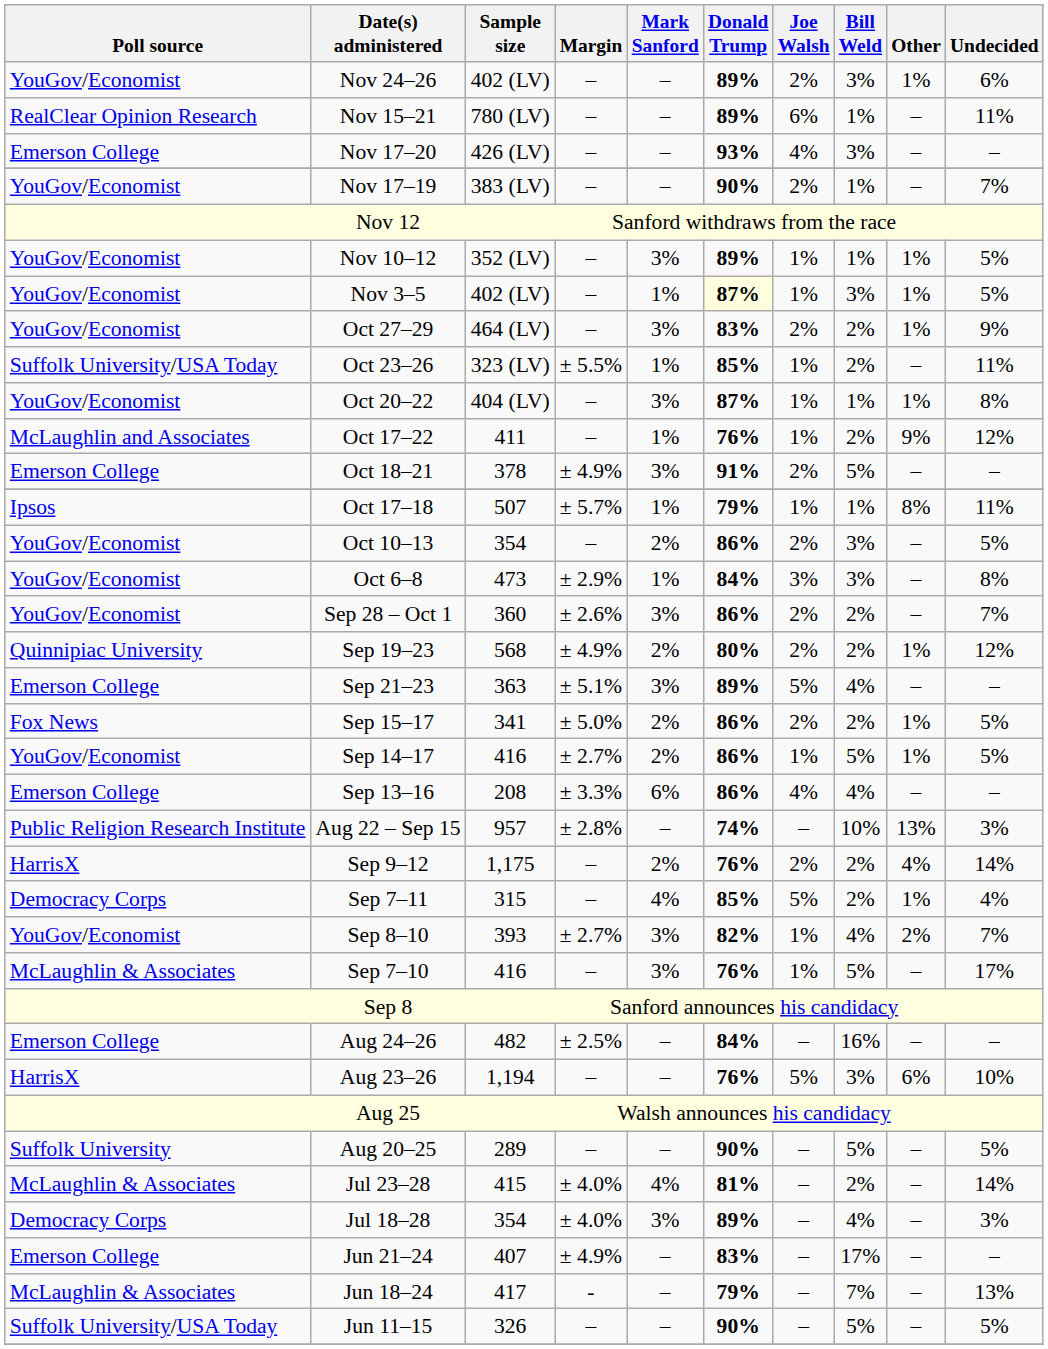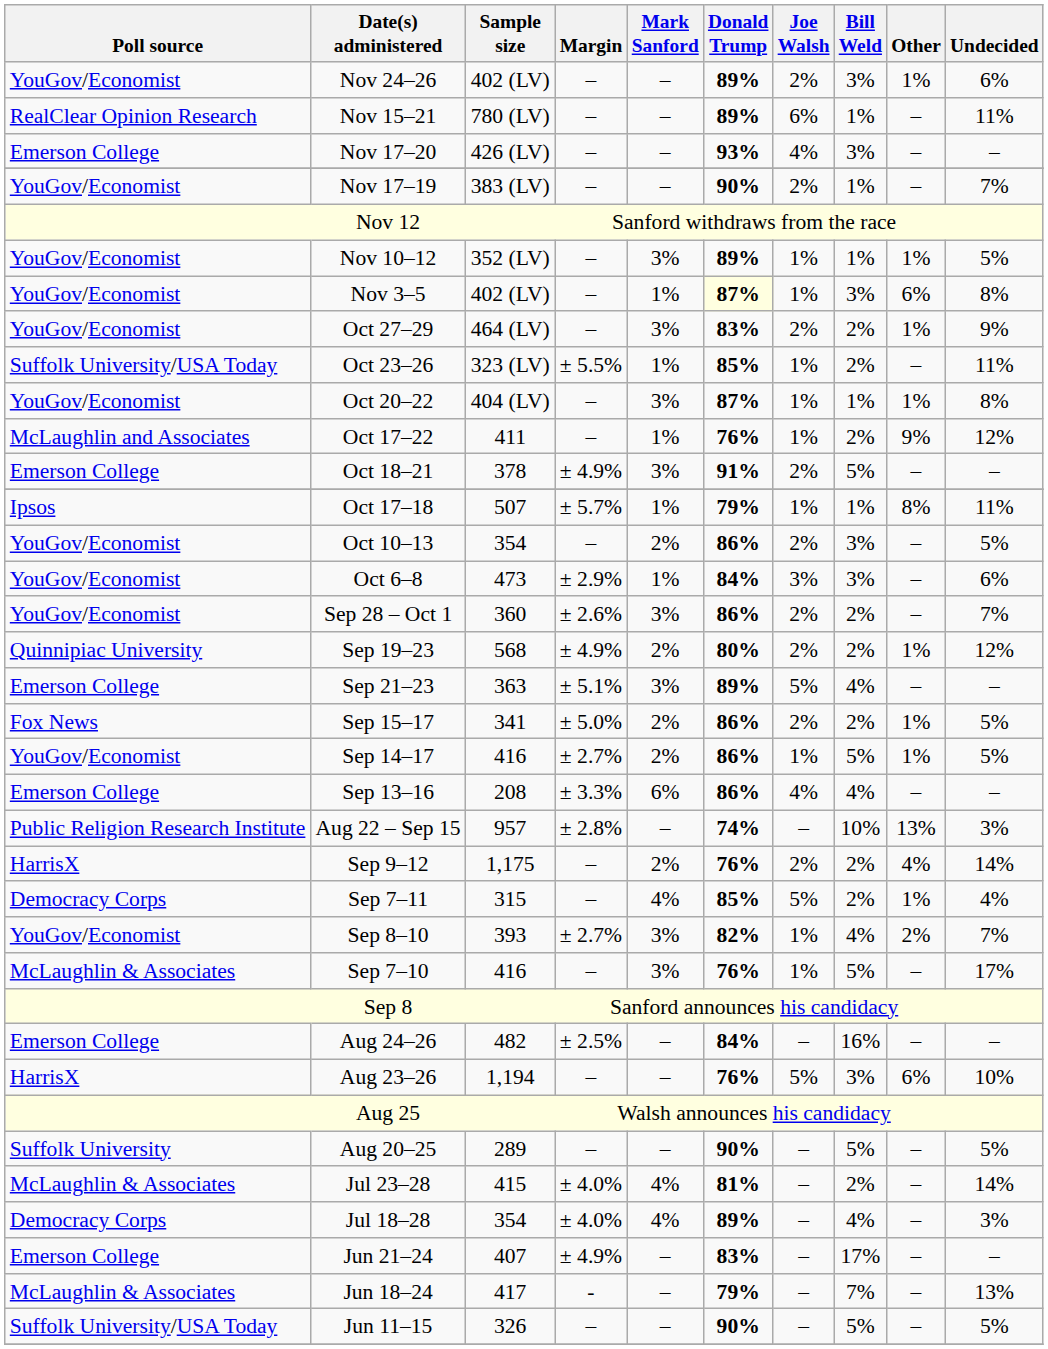(916, 293) 1% -> (916, 293) 6%
(994, 293) 5% -> (994, 293) 8%
(994, 578) 8% -> (994, 578) 6%
(665, 1219) 3% -> (665, 1219) 4%
